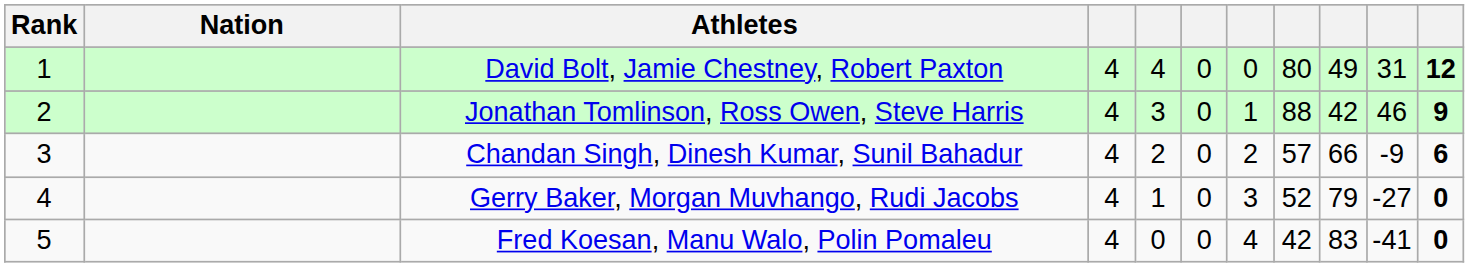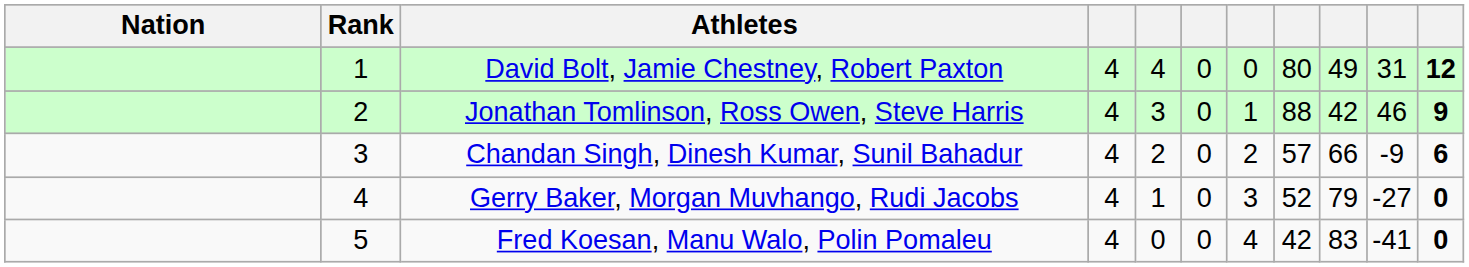columns swapped: (44, 25) <-> (242, 25)
